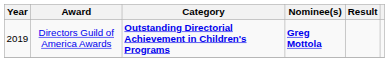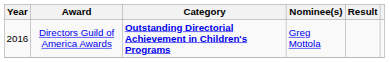(17, 38) 2019 -> (17, 38) 2016
(304, 38) bold -> (305, 38) normal
